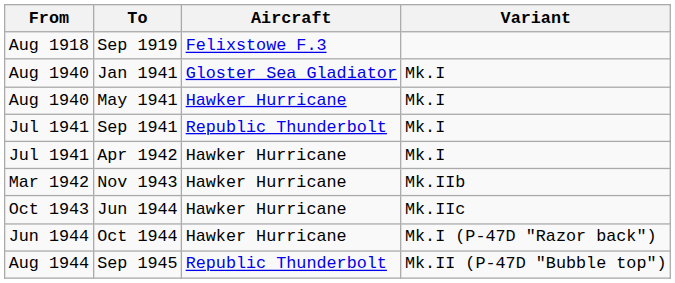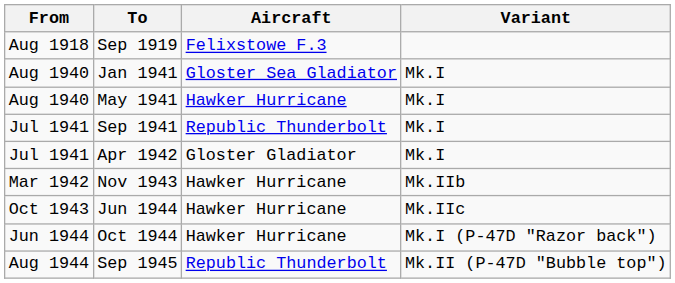(266, 155) Hawker Hurricane -> (271, 155) Gloster Gladiator
